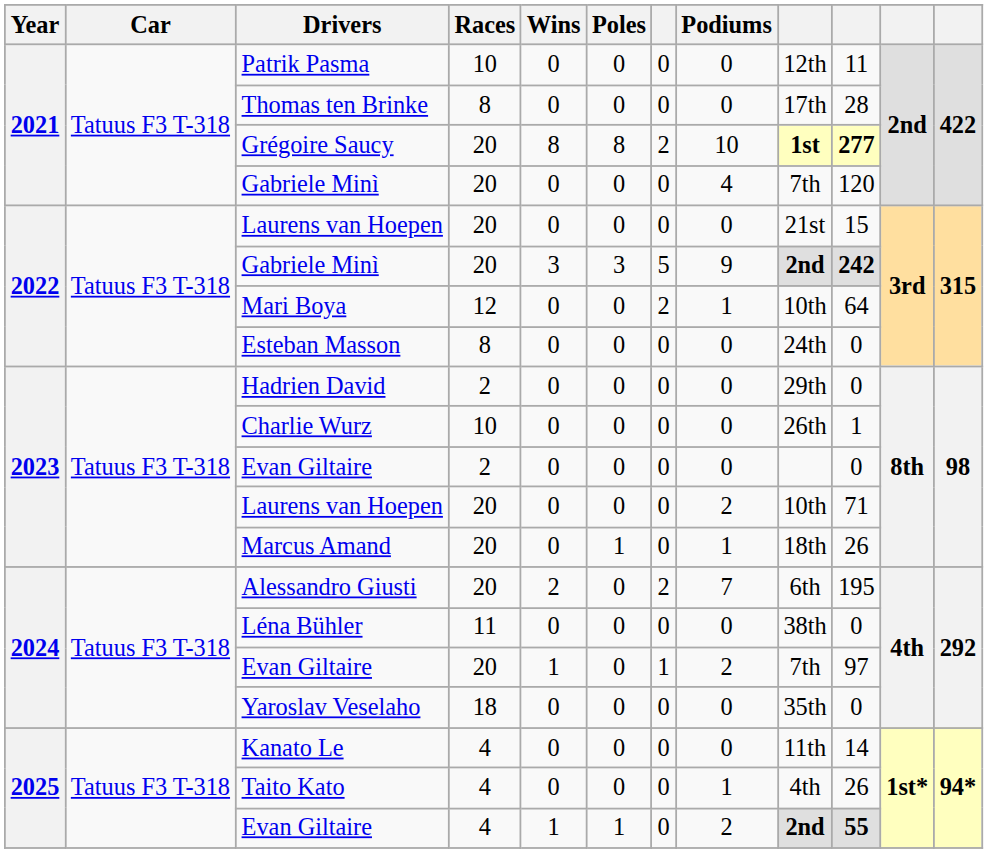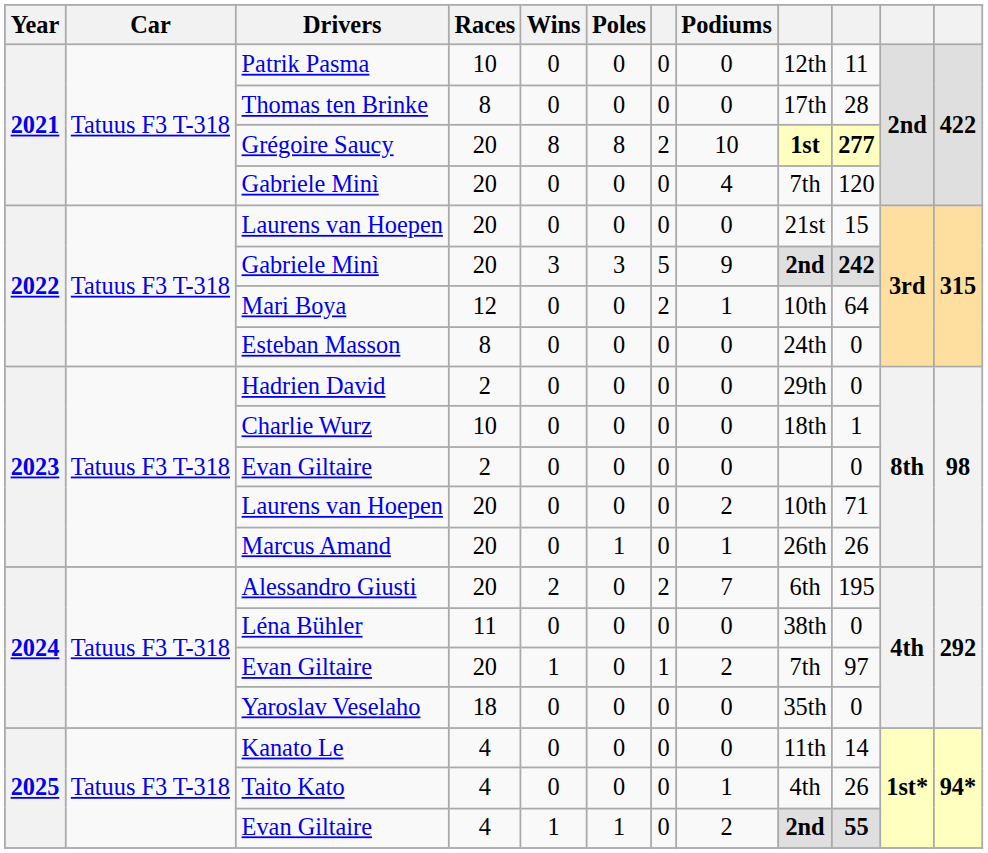(805, 425) 26th -> (805, 425) 18th
(805, 546) 18th -> (805, 546) 26th
